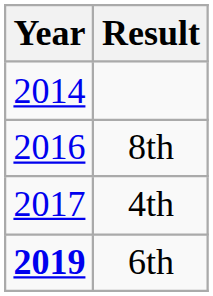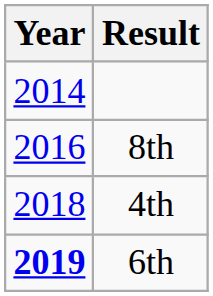(49, 204) 2017 -> (49, 204) 2018
